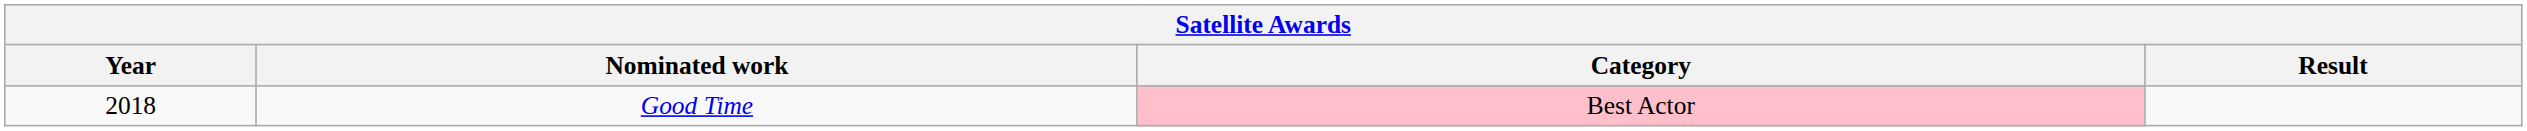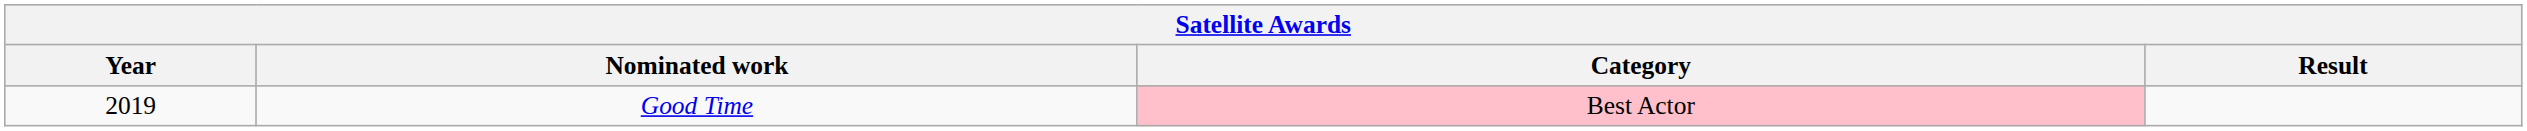(131, 105) 2018 -> (131, 105) 2019
